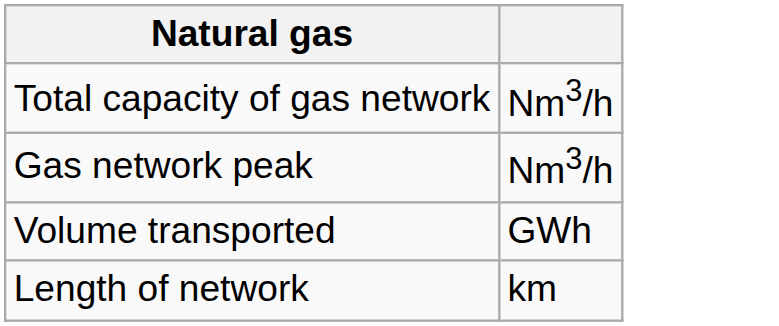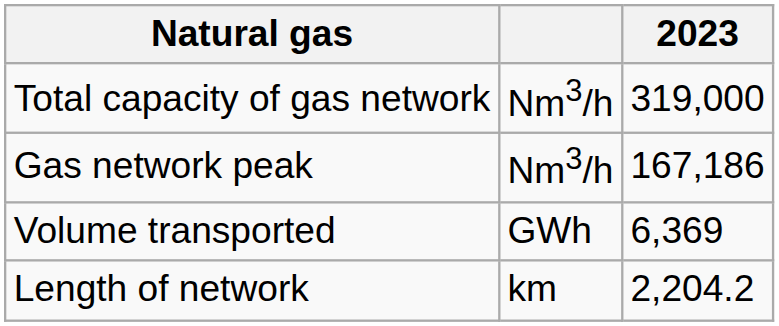+ column: (698, 33)
